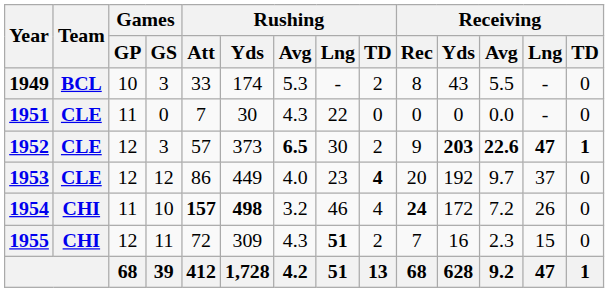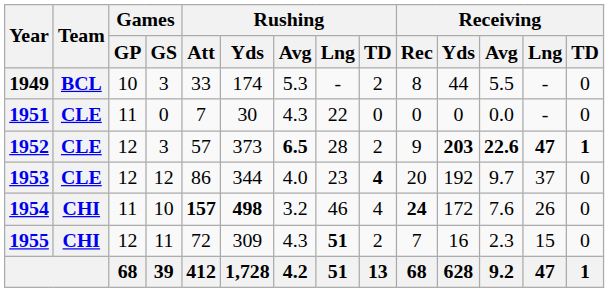(458, 83) 43 -> (458, 83) 44
(338, 146) 30 -> (338, 146) 28
(247, 177) 449 -> (247, 177) 344
(501, 209) 7.2 -> (501, 209) 7.6
